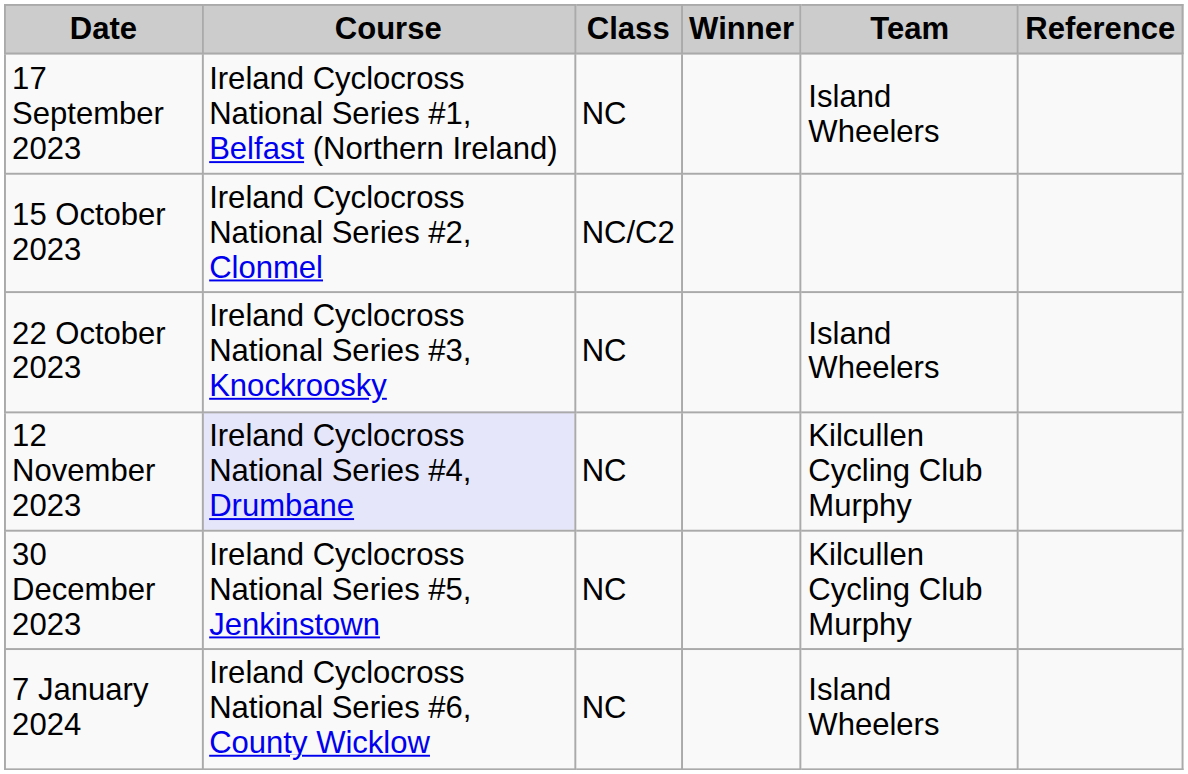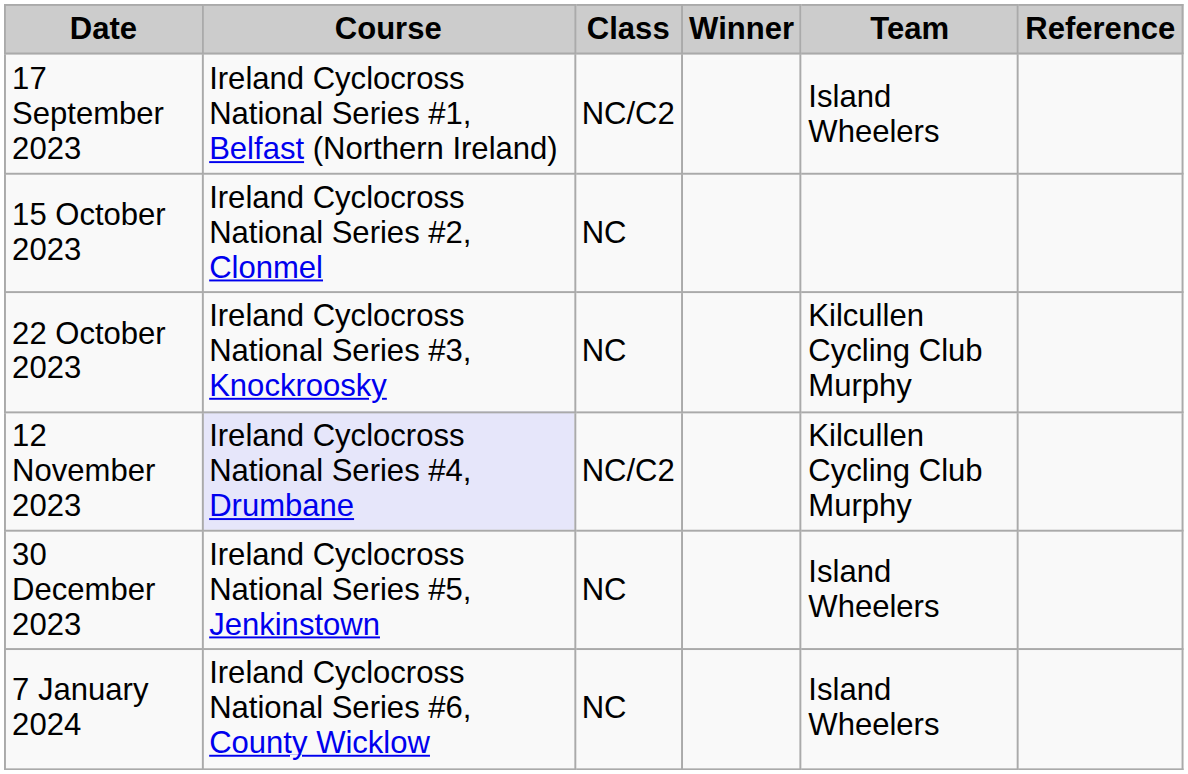(604, 113) NC -> (628, 113) NC/C2
(628, 232) NC/C2 -> (604, 232) NC
(874, 351) Island Wheelers -> (895, 351) Kilcullen Cycling Club Murphy
(604, 470) NC -> (628, 470) NC/C2
(895, 589) Kilcullen Cycling Club Murphy -> (874, 589) Island Wheelers
